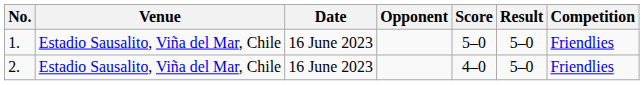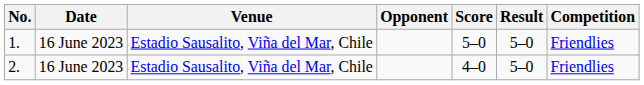columns swapped: (331, 17) <-> (160, 17)
